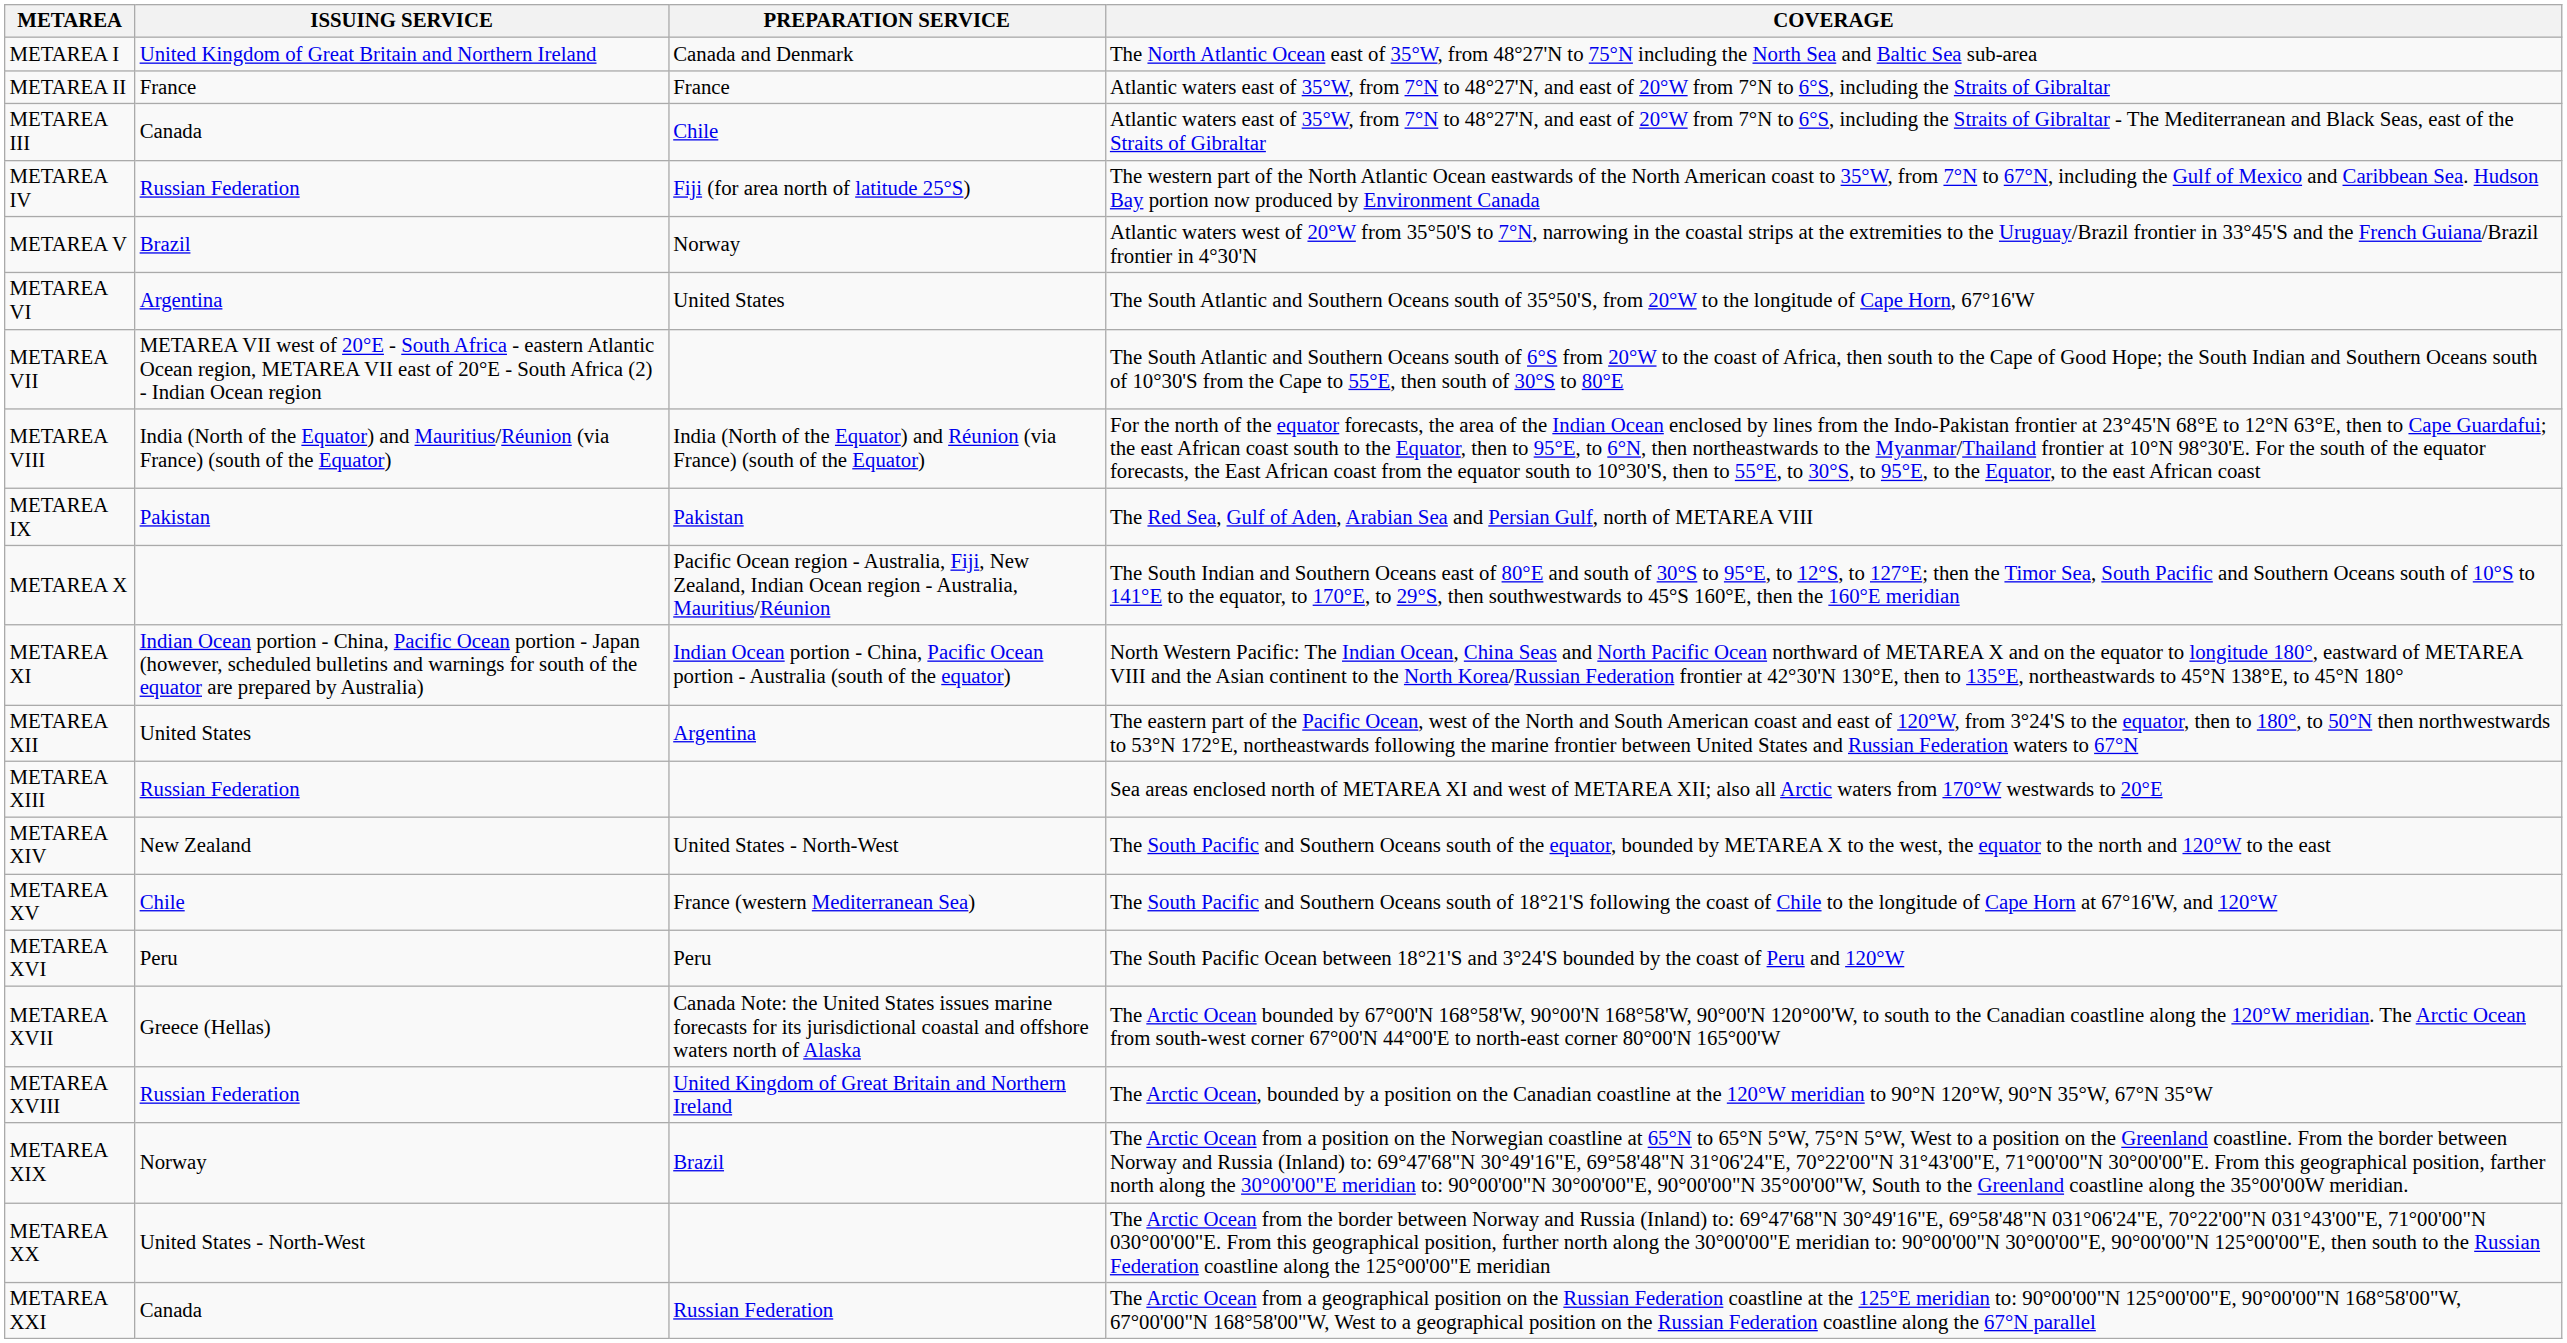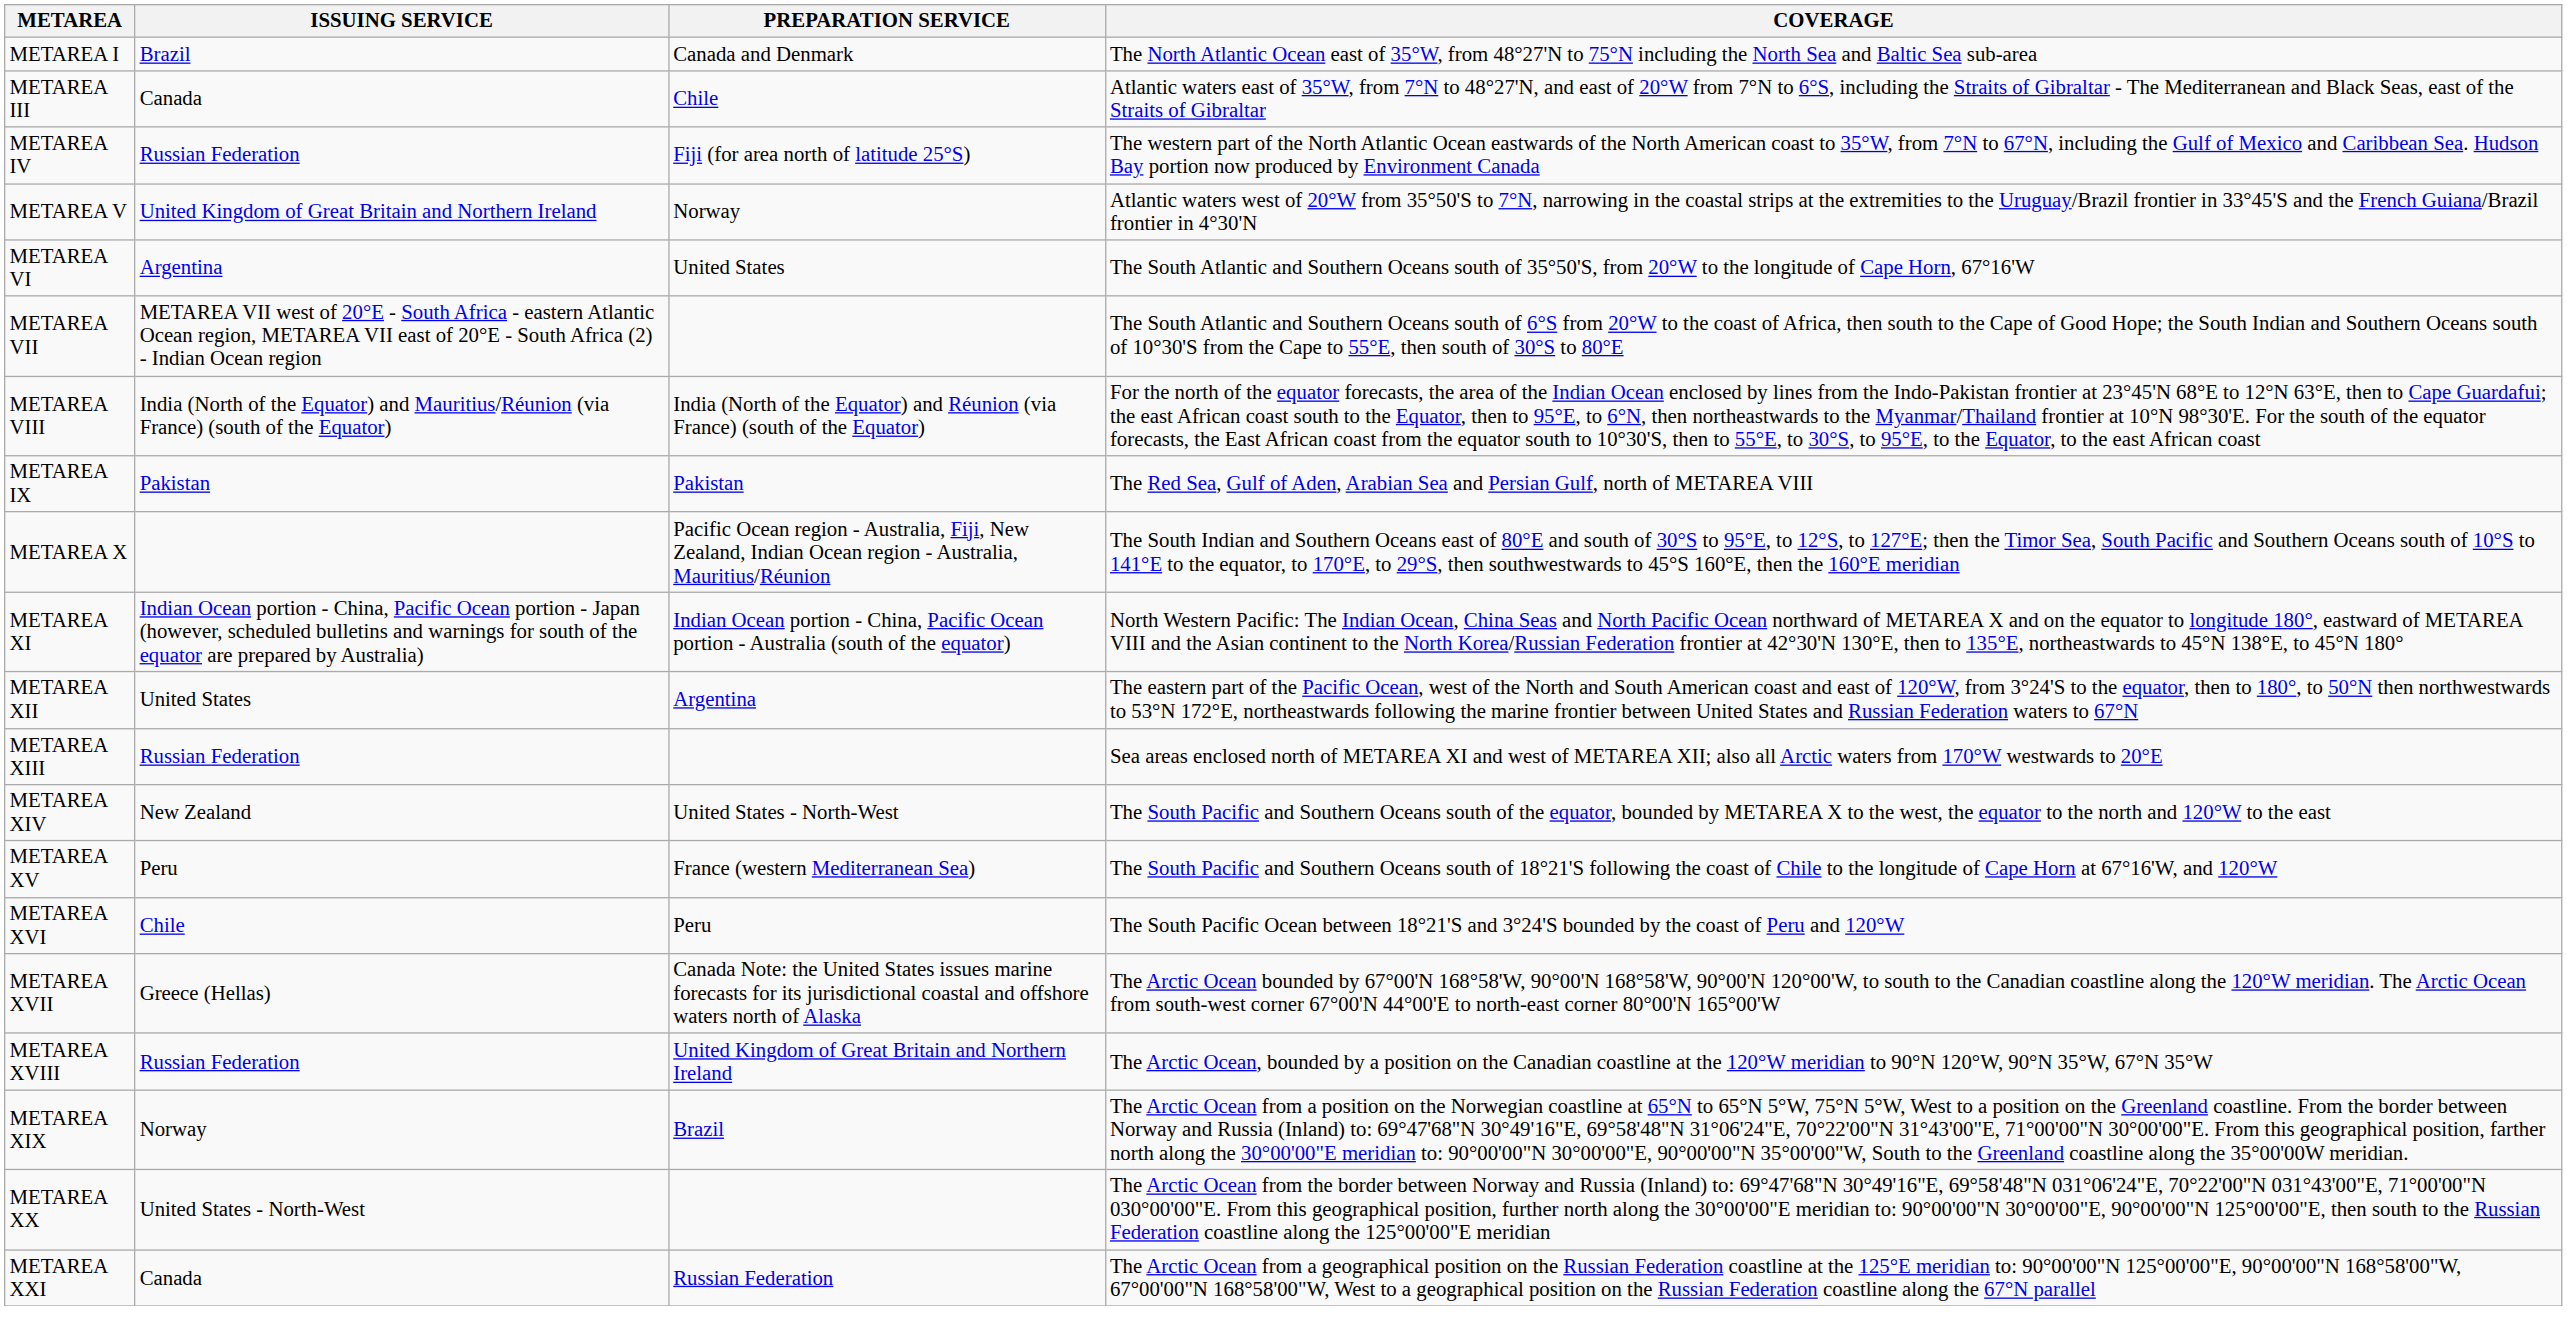(368, 53) United Kingdom of Great Britain and Northern Ireland -> (165, 53) Brazil
- row: (68, 86)
(165, 244) Brazil -> (368, 211) United Kingdom of Great Britain and Northern Ireland
(162, 901) Chile -> (159, 868) Peru
(159, 958) Peru -> (162, 925) Chile
